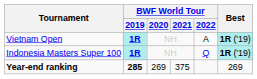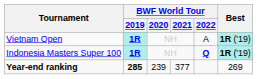(206, 53) normal -> (206, 53) bold
(159, 67) 269 -> (159, 67) 239
(182, 67) 375 -> (182, 67) 377
